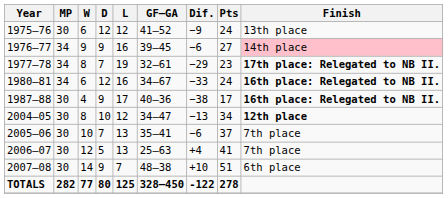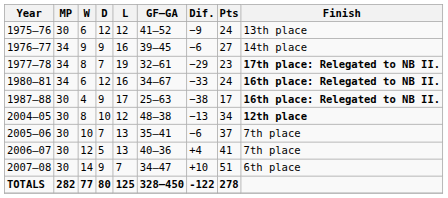(275, 47) pink background -> (275, 47) no background
(156, 99) 40–36 -> (156, 99) 25–63
(156, 116) 34–47 -> (156, 116) 48–38
(156, 150) 25–63 -> (156, 150) 40–36
(156, 167) 48–38 -> (156, 167) 34–47
